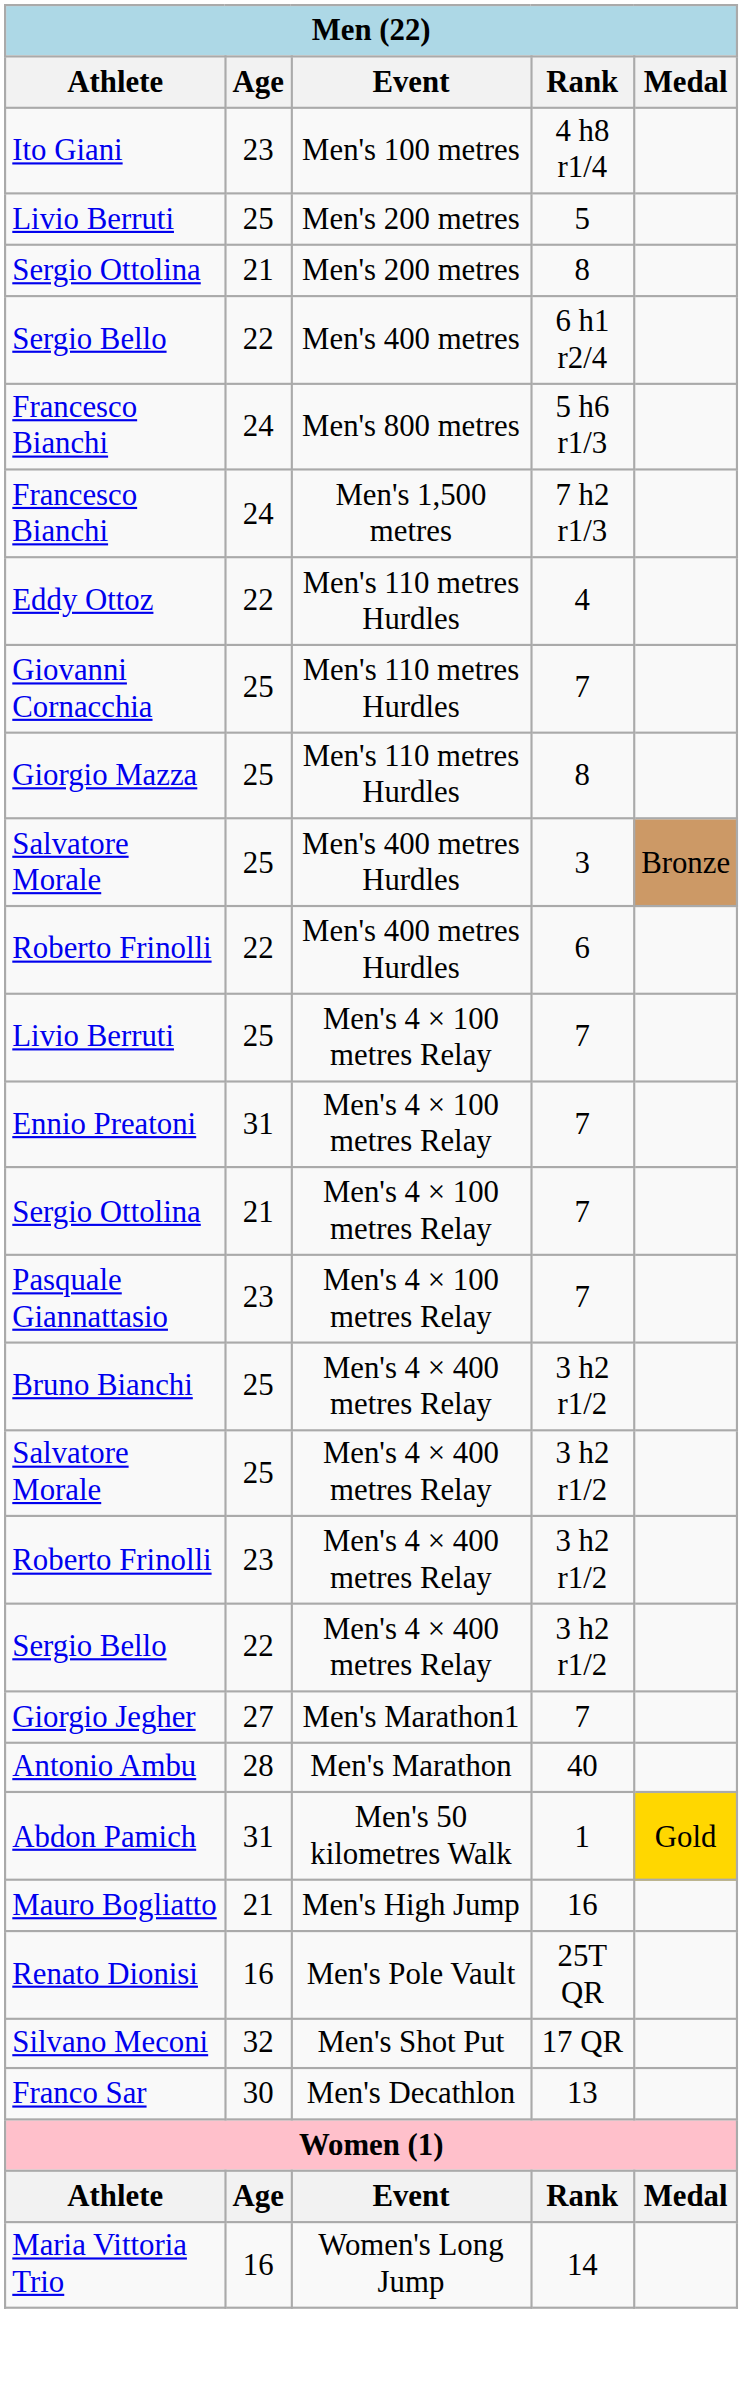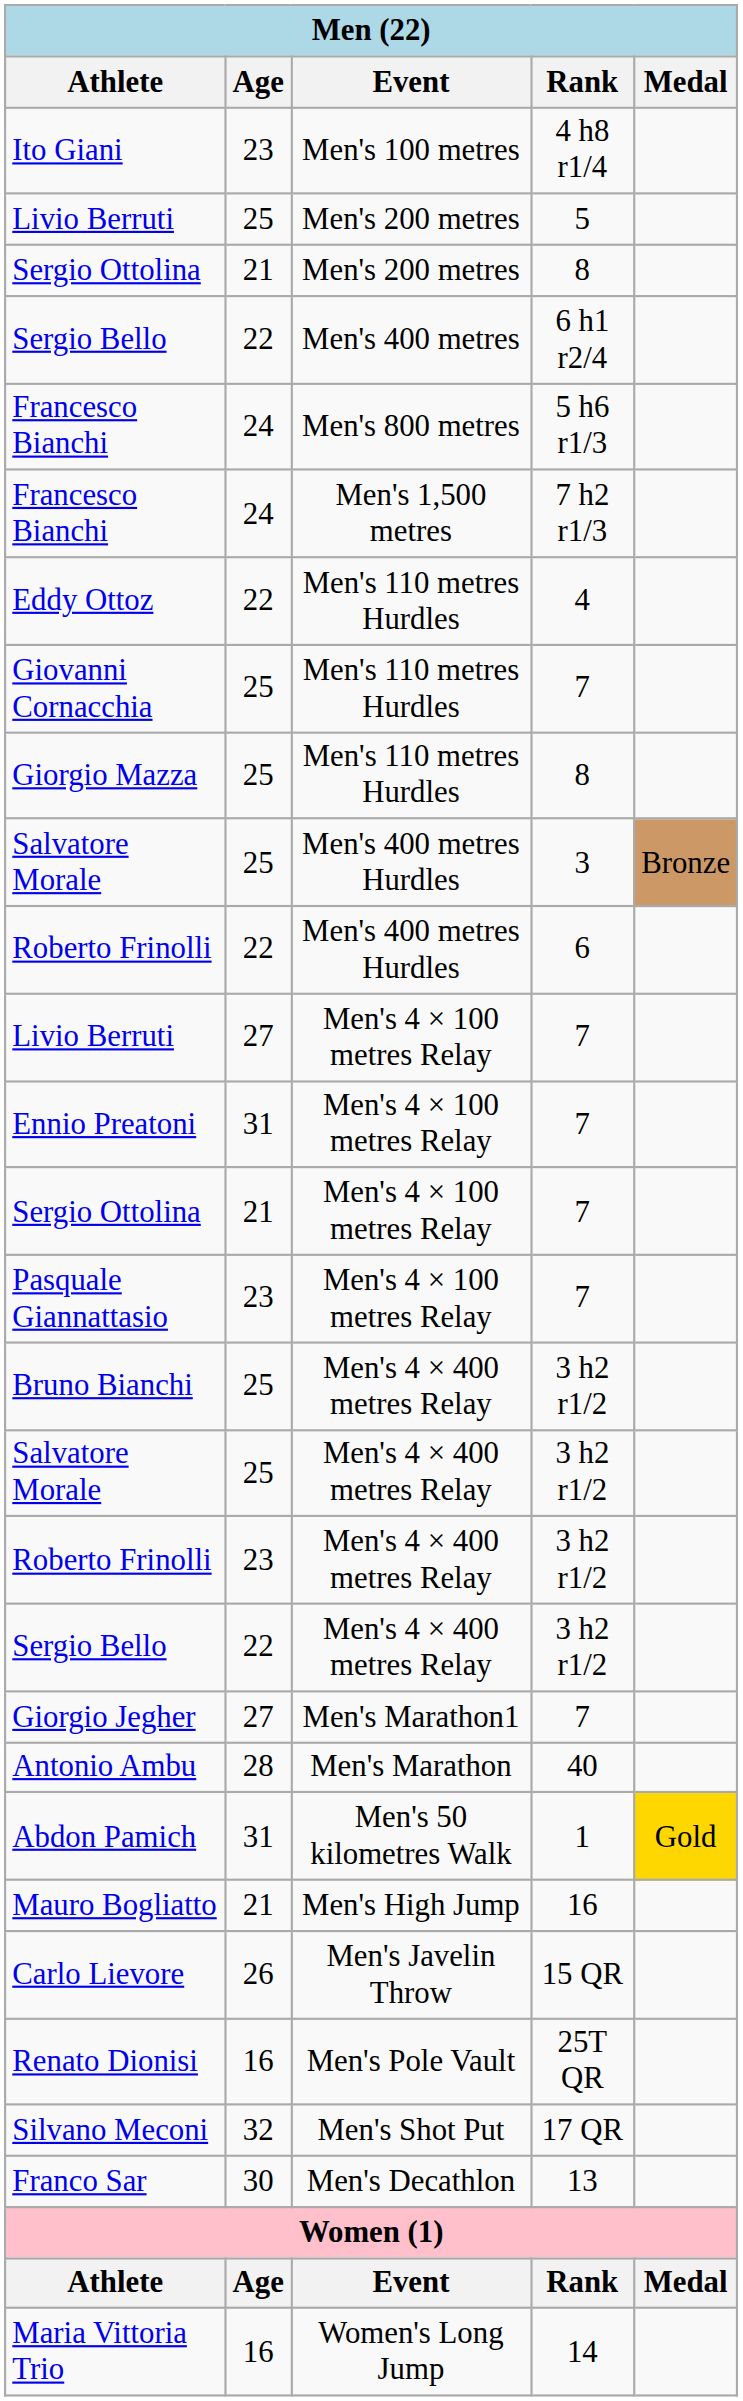(258, 1036) 25 -> (258, 1036) 27
+ row: (98, 1973)
